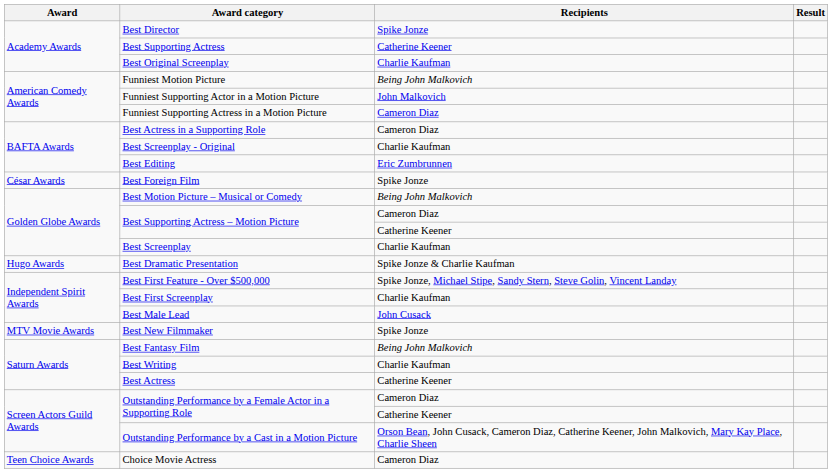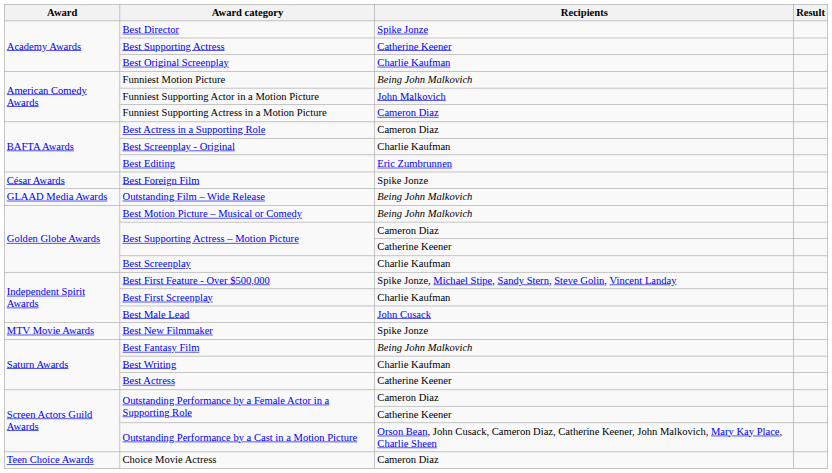+ row: (194, 197)
- row: (180, 264)
